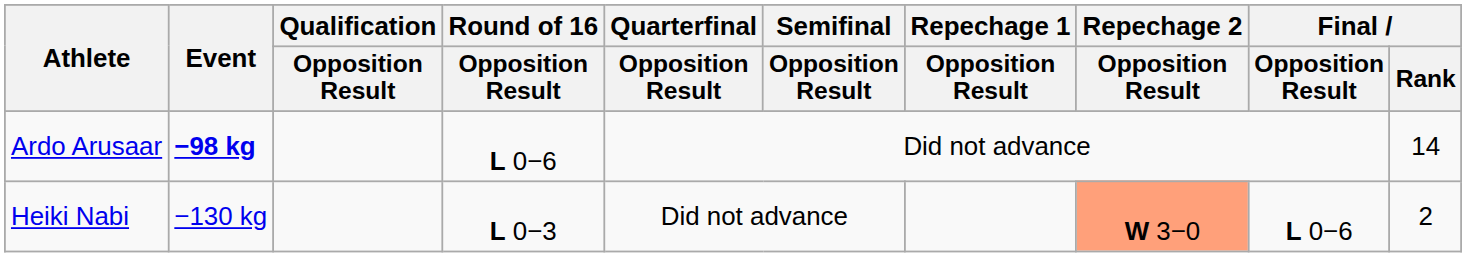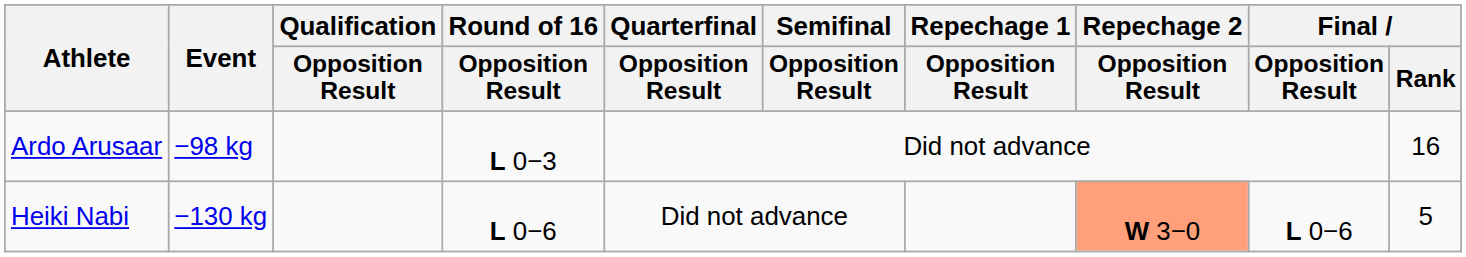(215, 147) bold -> (214, 147) normal
(523, 161) L 0−6 -> (523, 161) L 0−3
(1426, 147) 14 -> (1426, 147) 16
(523, 231) L 0−3 -> (523, 231) L 0−6
(1426, 217) 2 -> (1426, 217) 5
